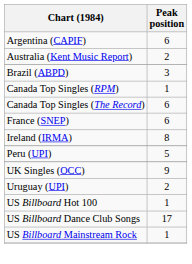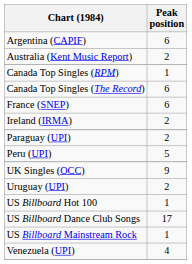- row: (38, 72)
(167, 137) 8 -> (167, 121) 2
+ row: (39, 137)
+ row: (41, 251)
